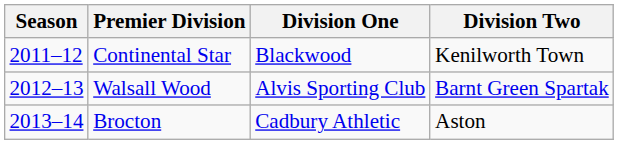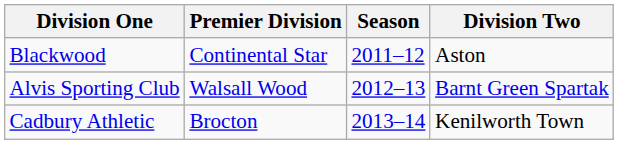columns swapped: (46, 21) <-> (340, 21)
(510, 54) Kenilworth Town -> (460, 54) Aston
(460, 121) Aston -> (510, 121) Kenilworth Town
